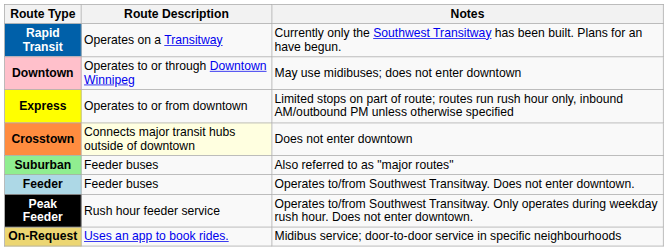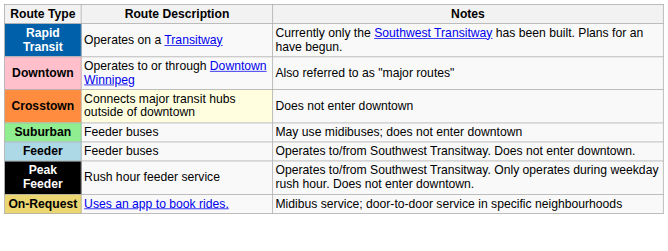(398, 73) May use midibuses; does not enter downtown -> (365, 73) Also referred to as "major routes"
- row: (43, 106)
(364, 165) Also referred to as "major routes" -> (399, 132) May use midibuses; does not enter downtown
